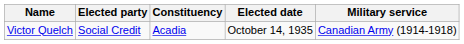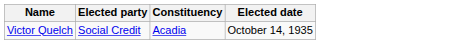- column: (387, 13)
